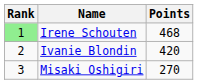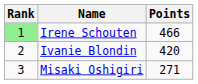(170, 32) 468 -> (170, 32) 466
(170, 70) 270 -> (170, 70) 271
